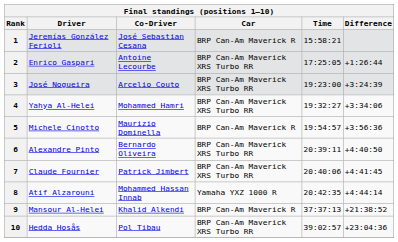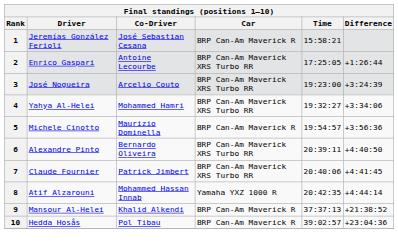(242, 227) BRP Can-Am Maverick XRS Turbo RR -> (246, 222) BRP Can-Am Maverick R
